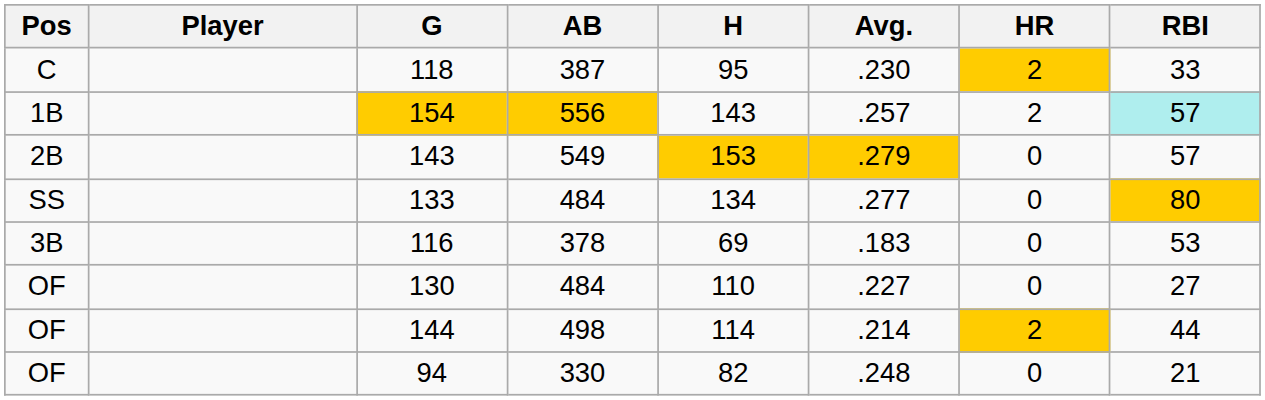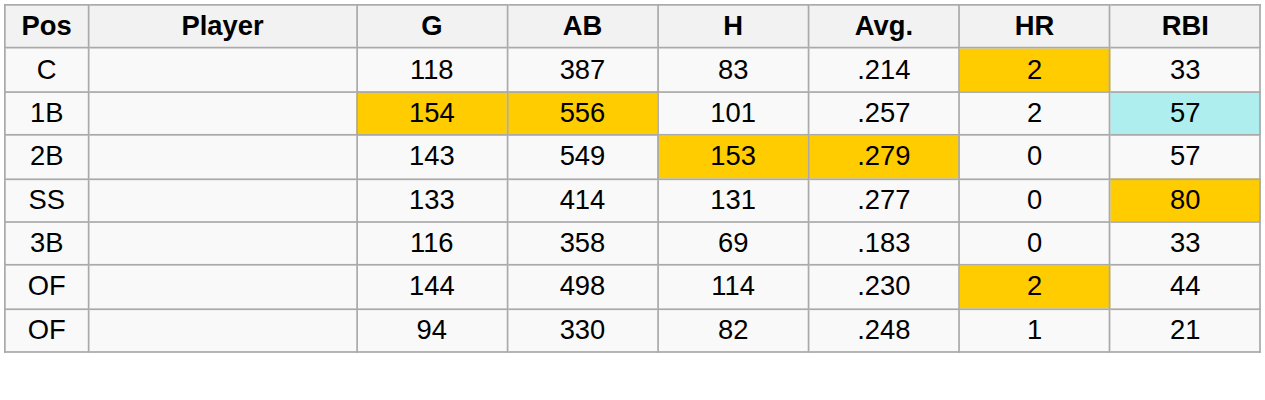(733, 69) 95 -> (733, 69) 83
(884, 69) .230 -> (884, 69) .214
(733, 112) 143 -> (733, 112) 101
(582, 199) 484 -> (582, 199) 414
(733, 199) 134 -> (733, 199) 131
(582, 243) 378 -> (582, 243) 358
(1185, 243) 53 -> (1185, 243) 33
- row: (432, 286)
(884, 329) .214 -> (884, 286) .230
(1035, 373) 0 -> (1035, 329) 1
